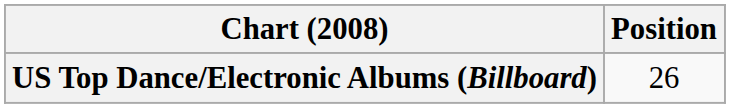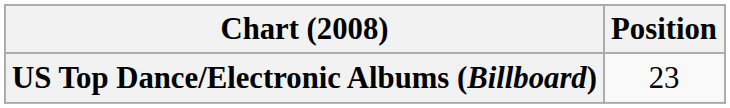(664, 77) 26 -> (664, 77) 23
